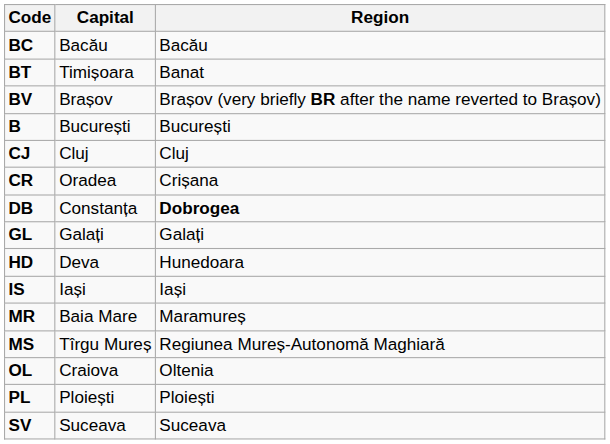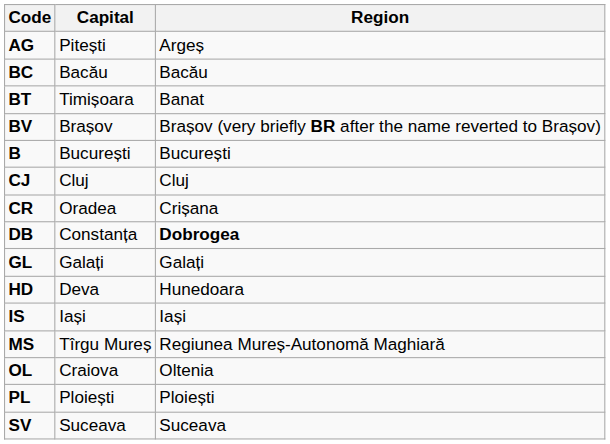+ row: (21, 45)
- row: (22, 316)
